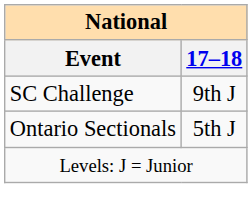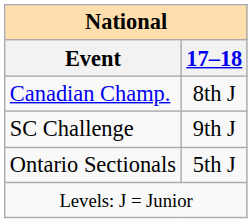+ row: (90, 93)
